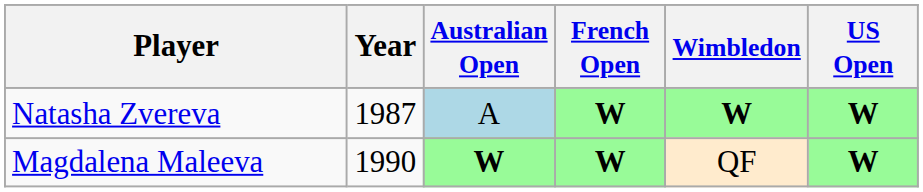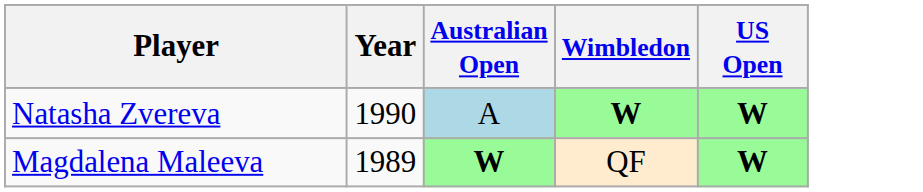- column: (610, 48)
(385, 112) 1987 -> (385, 112) 1990
(385, 161) 1990 -> (385, 161) 1989
